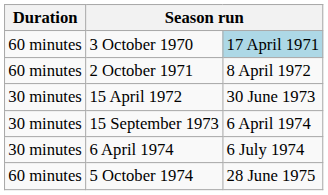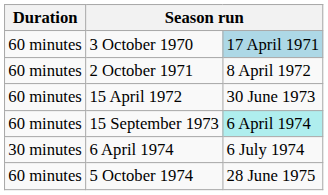(45, 96) 30 minutes -> (45, 96) 60 minutes
(45, 123) 30 minutes -> (45, 123) 60 minutes
(269, 123) no background -> (269, 123) paleturquoise background
